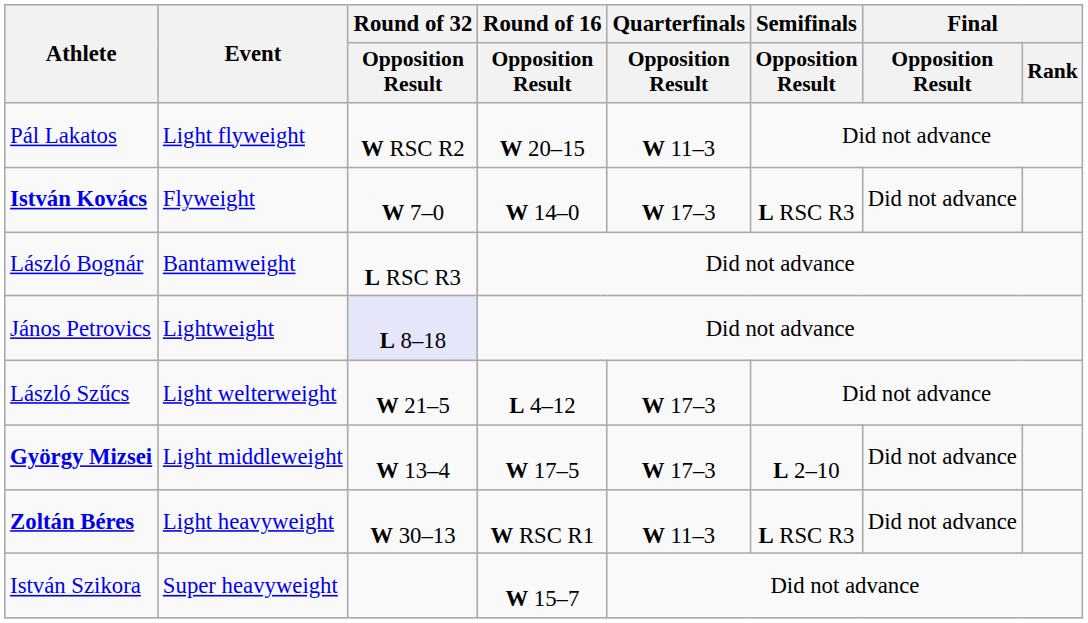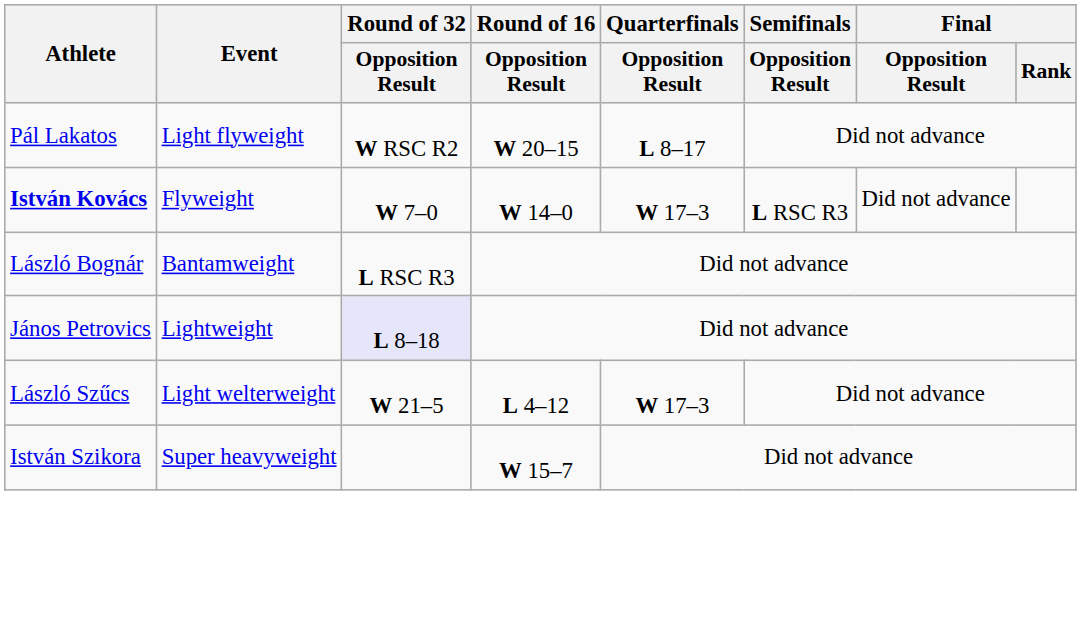(679, 148) W 11–3 -> (672, 148) L 8–17
- row: (81, 457)
- row: (72, 521)
